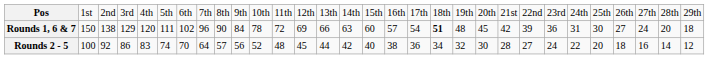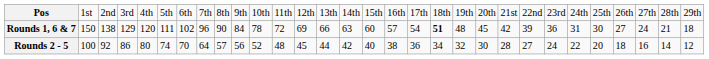(666, 28) 20 -> (666, 28) 21
(145, 45) 83 -> (145, 45) 80
